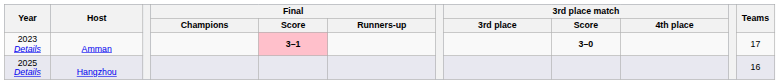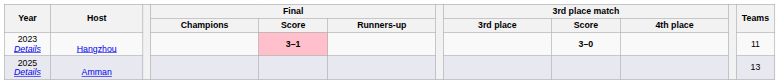(97, 49) Amman -> (97, 49) Hangzhou
(755, 44) 17 -> (755, 44) 11
(97, 73) Hangzhou -> (97, 73) Amman
(755, 68) 16 -> (755, 68) 13
